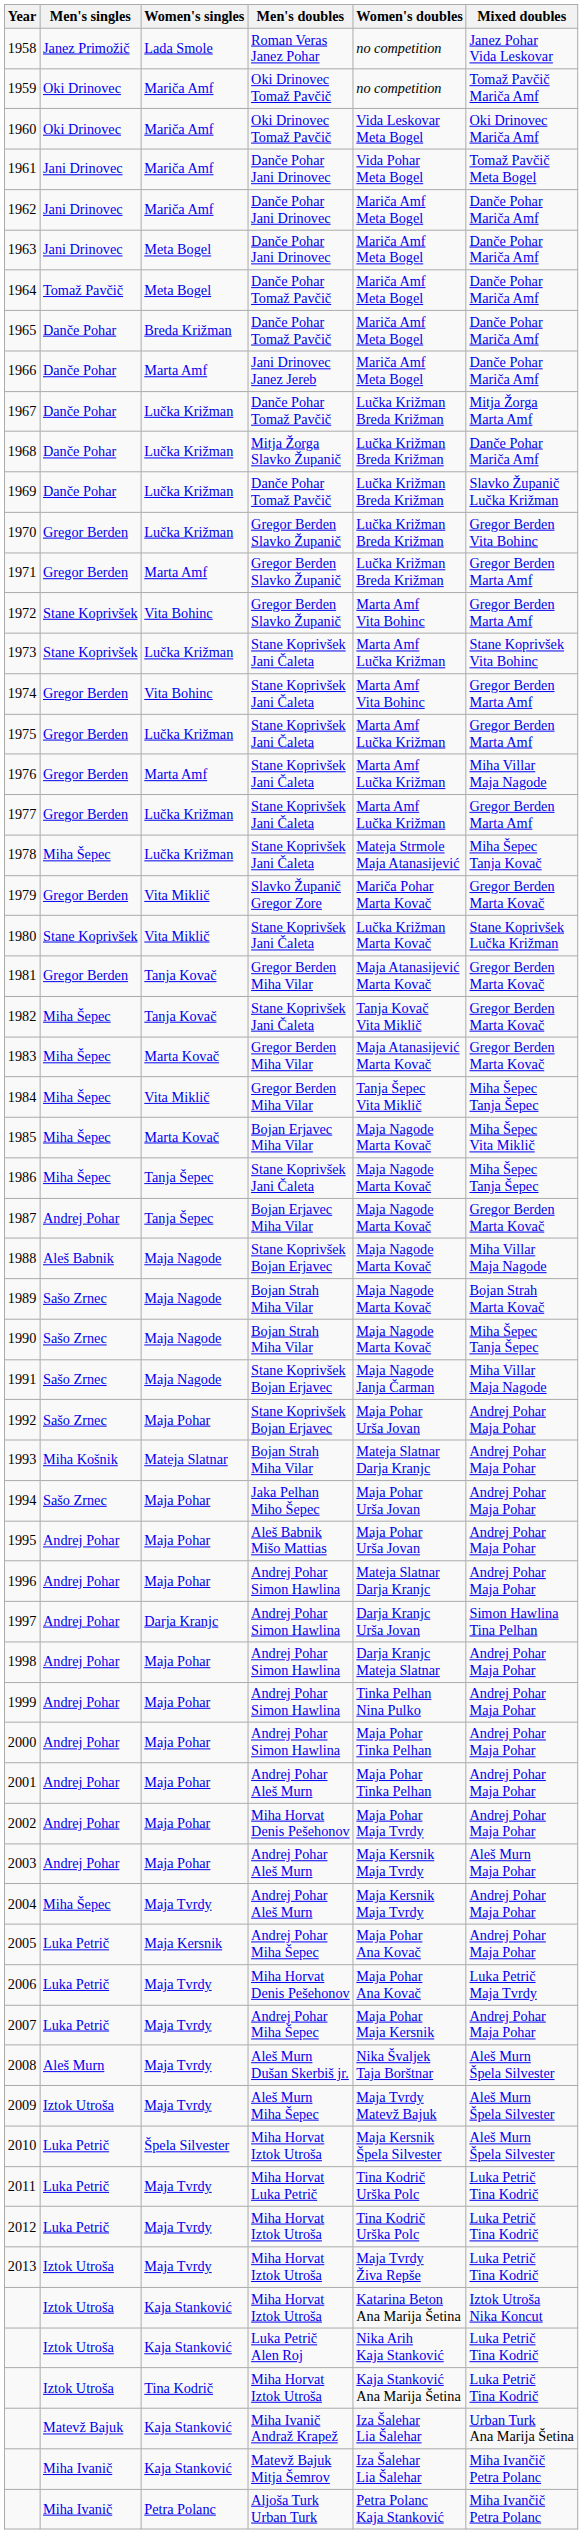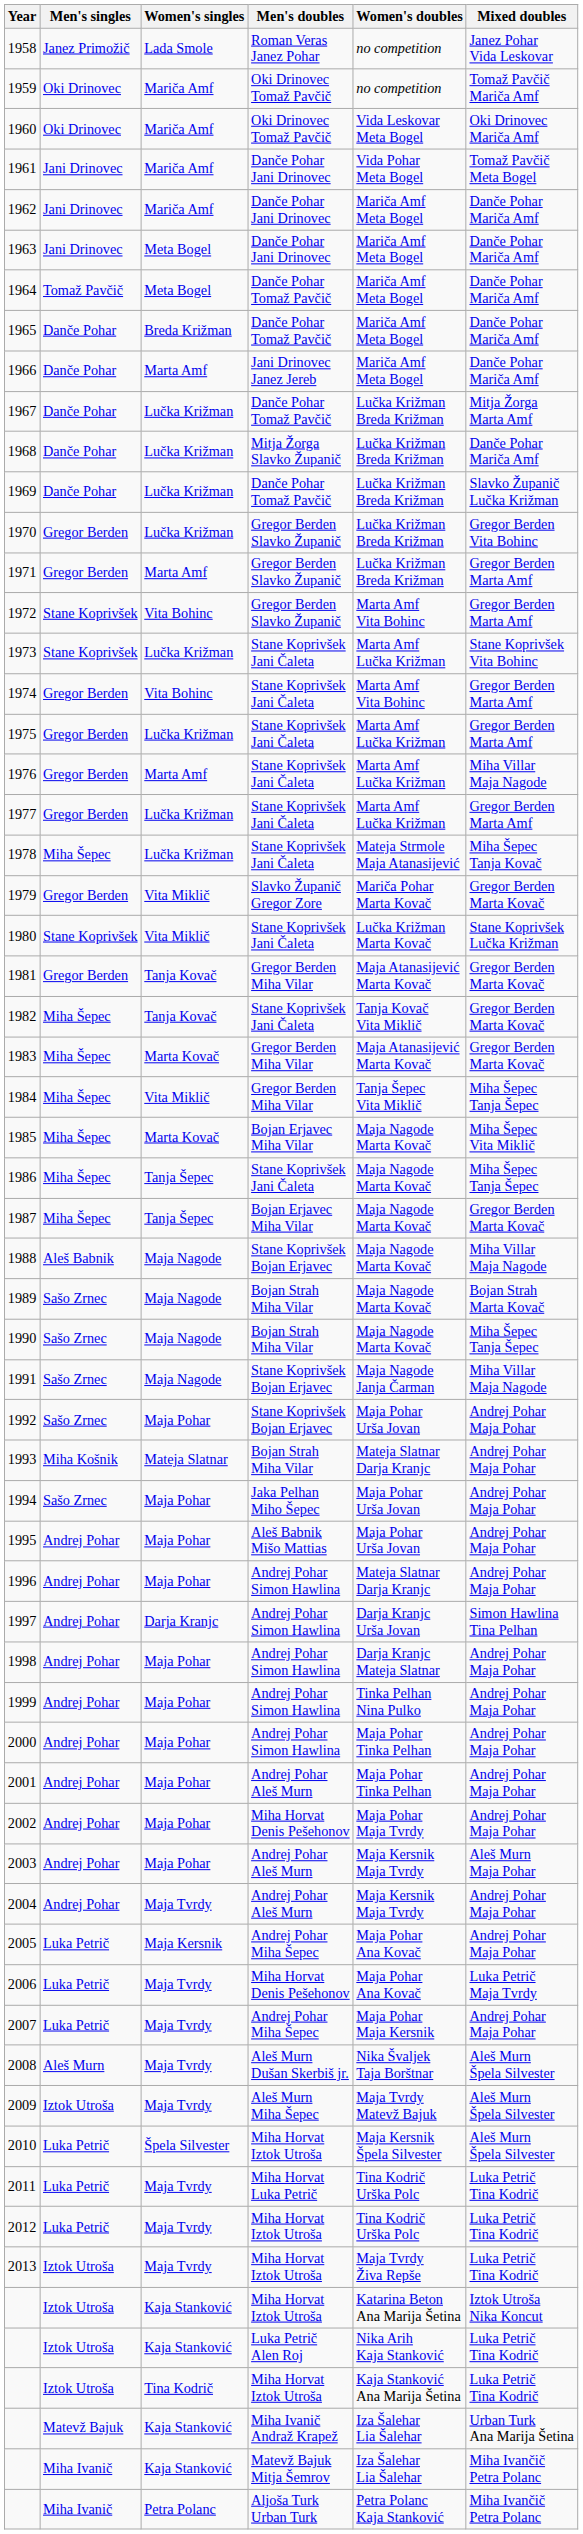(81, 1218) Andrej Pohar -> (77, 1218) Miha Šepec
(77, 1904) Miha Šepec -> (81, 1904) Andrej Pohar
